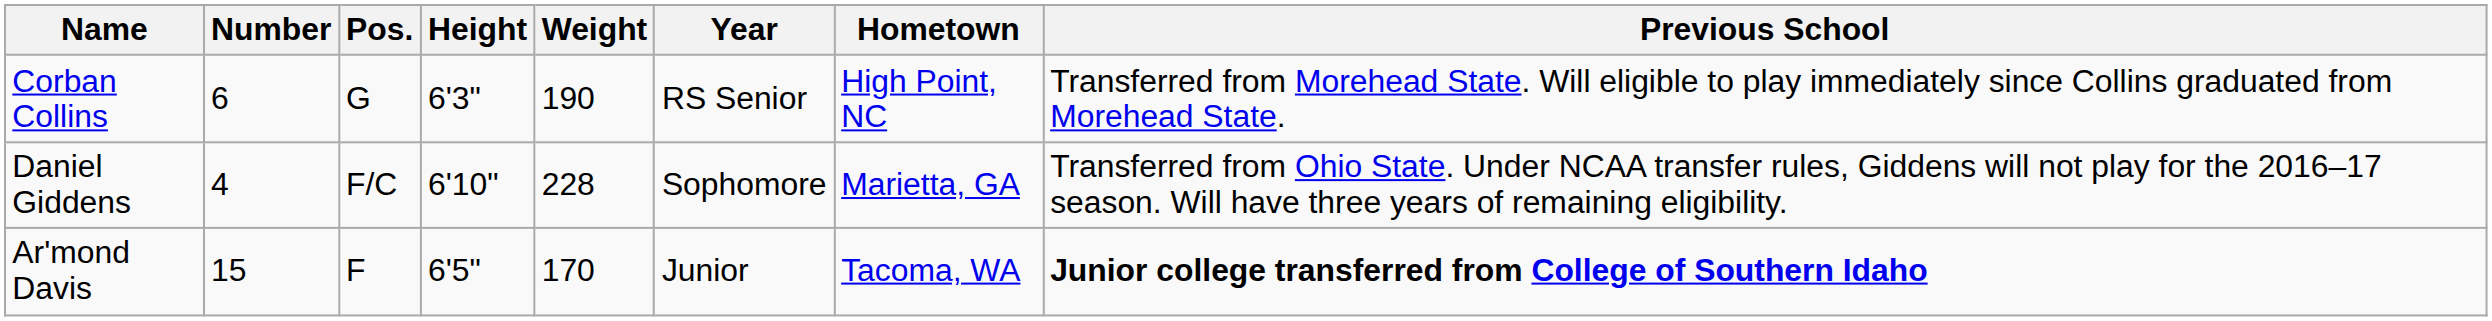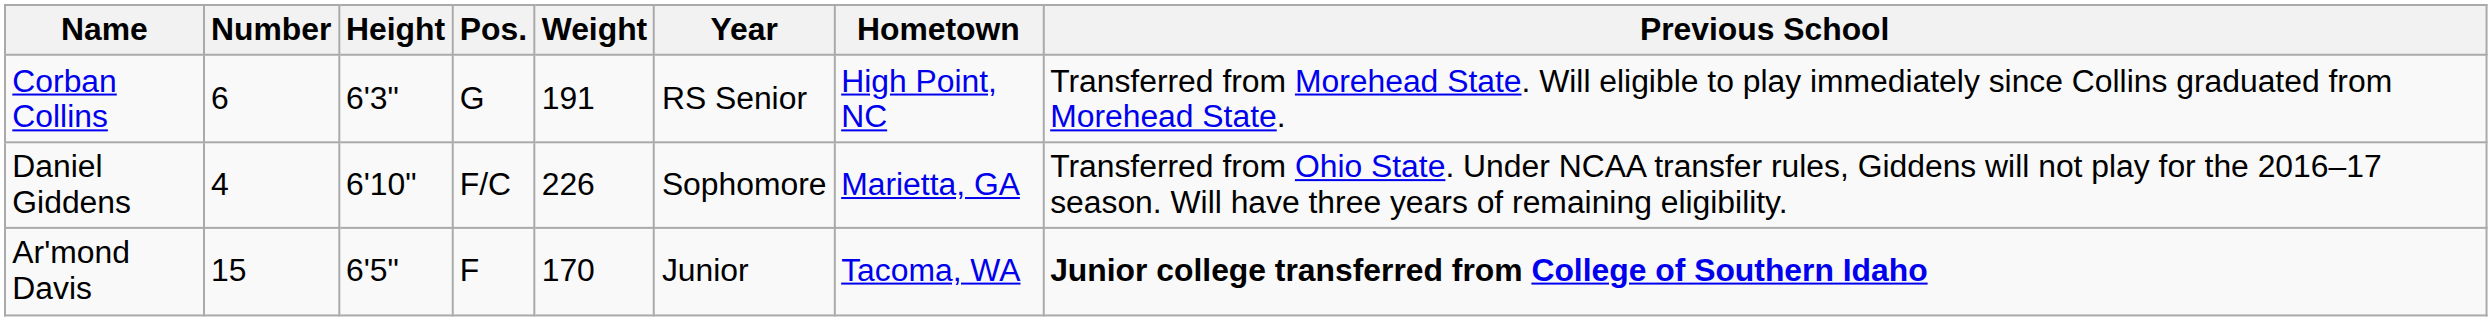columns swapped: (380, 29) <-> (477, 29)
(568, 98) 190 -> (568, 98) 191
(568, 184) 228 -> (568, 184) 226
